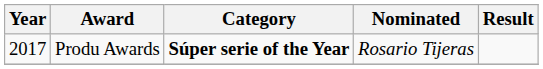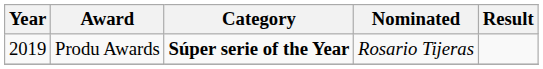(28, 49) 2017 -> (28, 49) 2019
